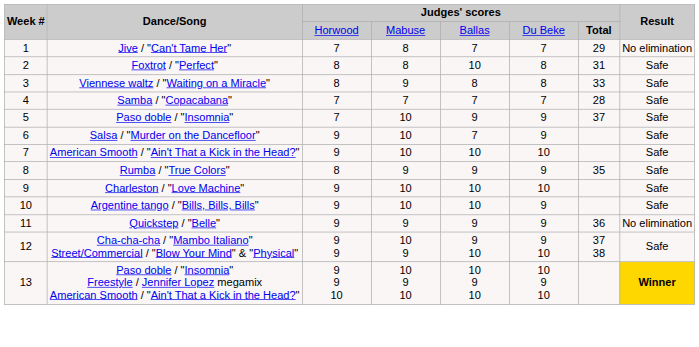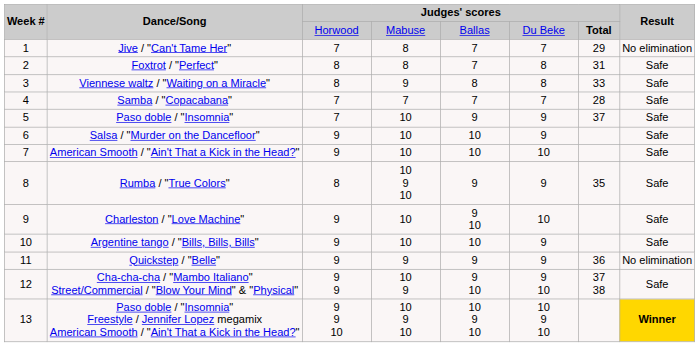(475, 65) 10 -> (475, 65) 7
(475, 135) 7 -> (475, 135) 10
(406, 170) 9 -> (406, 183) 10 9 10
(475, 188) 10 -> (475, 219) 9 10
